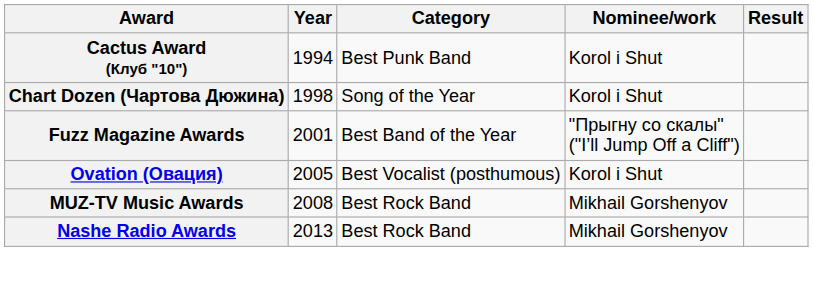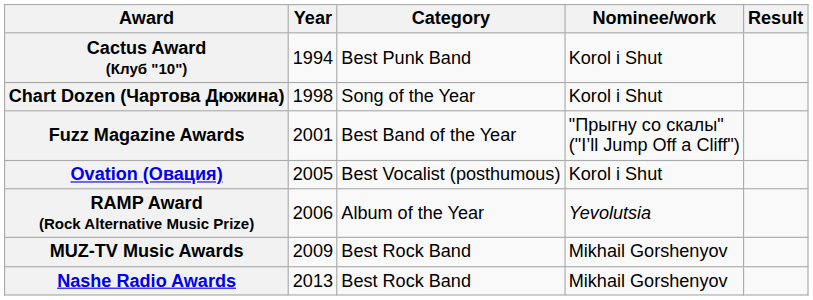+ row: (147, 213)
(313, 202) 2008 -> (313, 251) 2009
